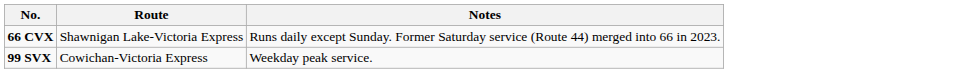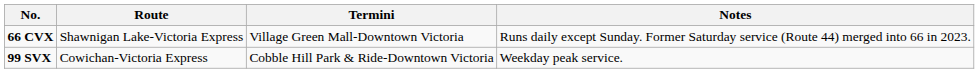+ column: (371, 15)
